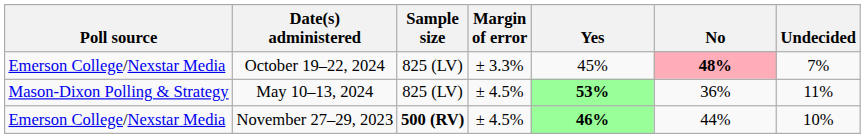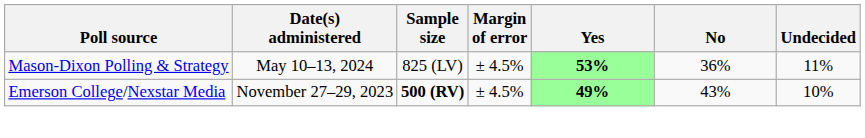- row: (315, 65)
(593, 120) 46% -> (593, 92) 49%
(715, 120) 44% -> (715, 92) 43%
